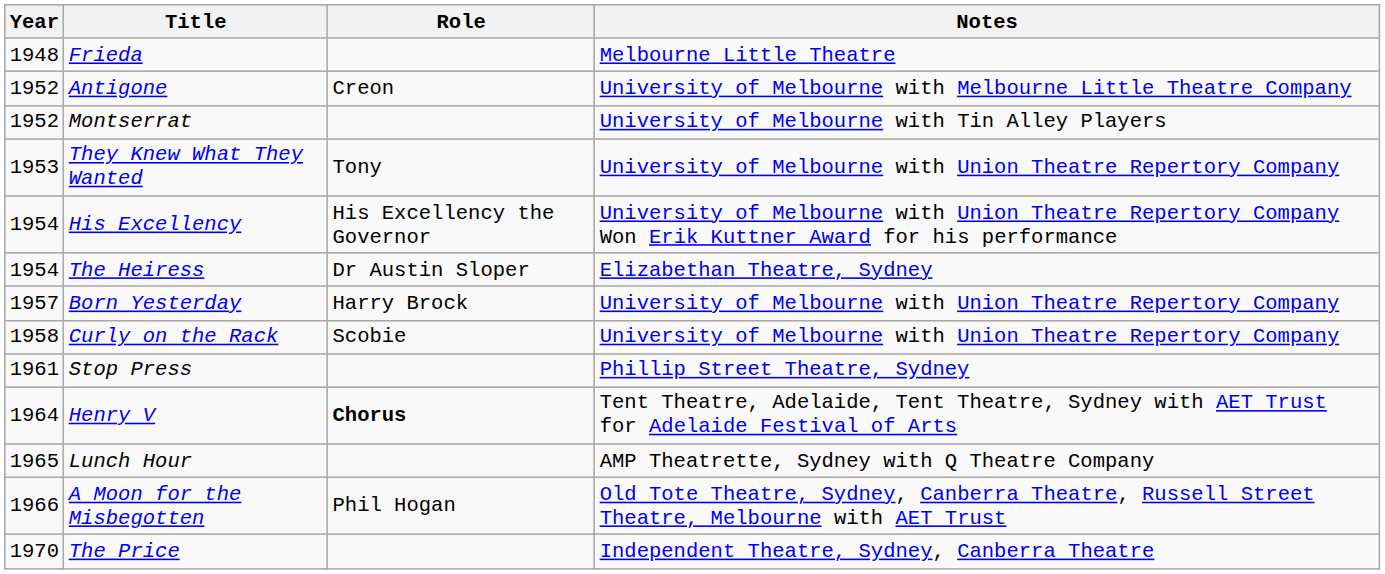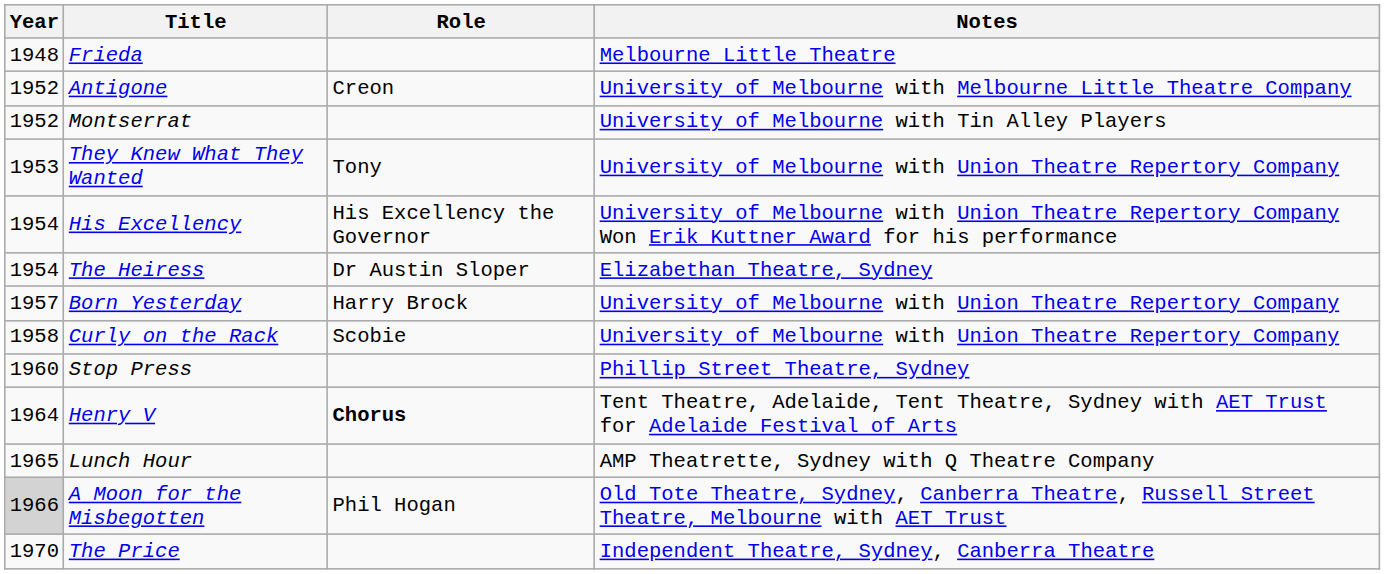(34, 370) 1961 -> (34, 370) 1960
(34, 506) no background -> (34, 506) lightgrey background
